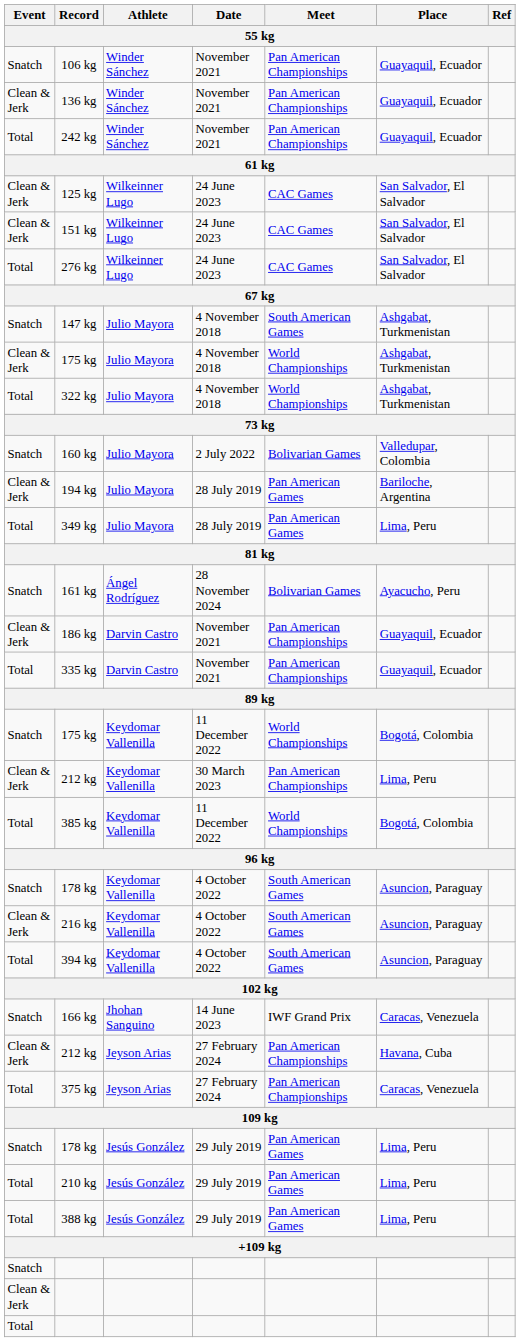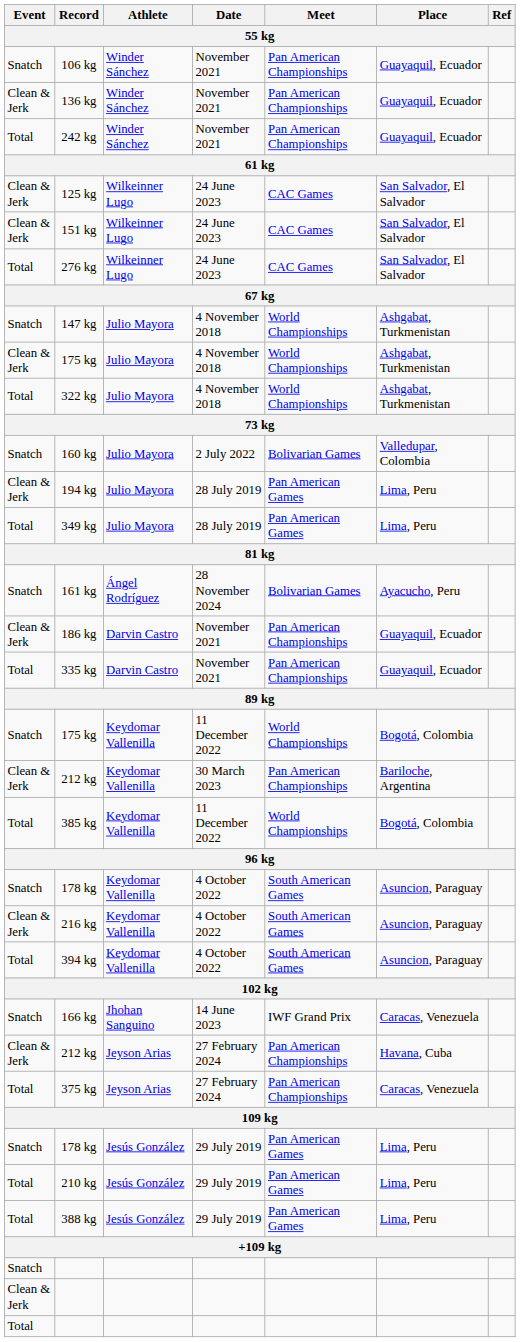(309, 324) South American Games -> (308, 324) World Championships
(406, 489) Bariloche, Argentina -> (408, 489) Lima, Peru
(408, 779) Lima, Peru -> (406, 779) Bariloche, Argentina
